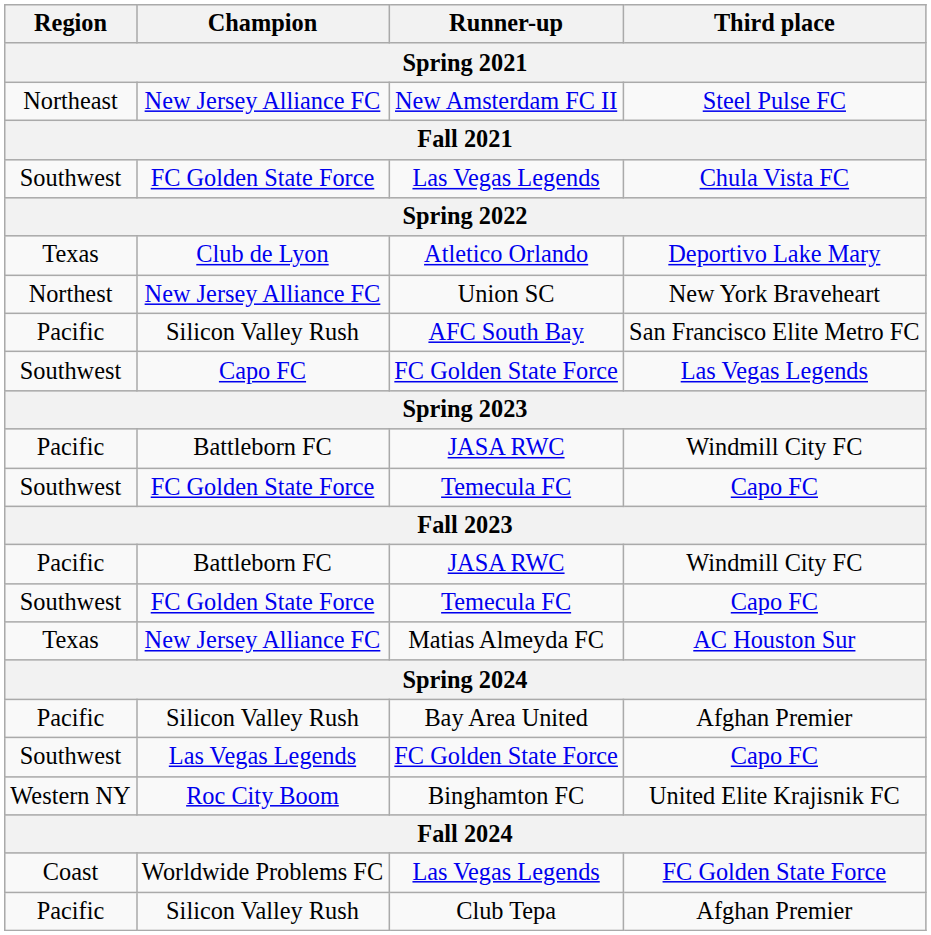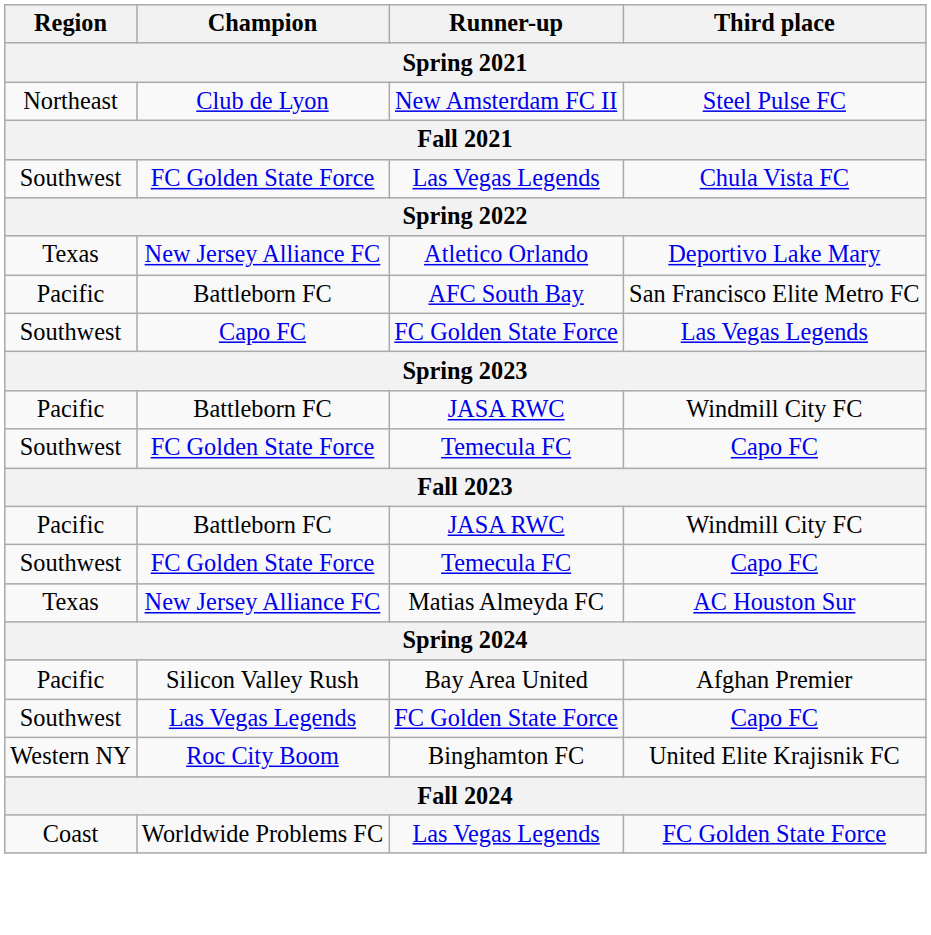(262, 100) New Jersey Alliance FC -> (262, 100) Club de Lyon
(262, 255) Club de Lyon -> (262, 255) New Jersey Alliance FC
- row: (506, 293)
(262, 332) Silicon Valley Rush -> (262, 293) Battleborn FC
- row: (506, 910)
